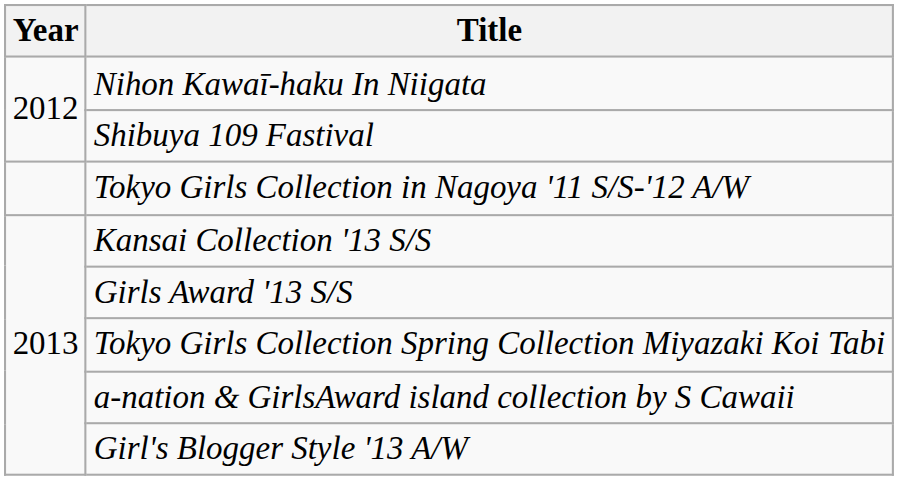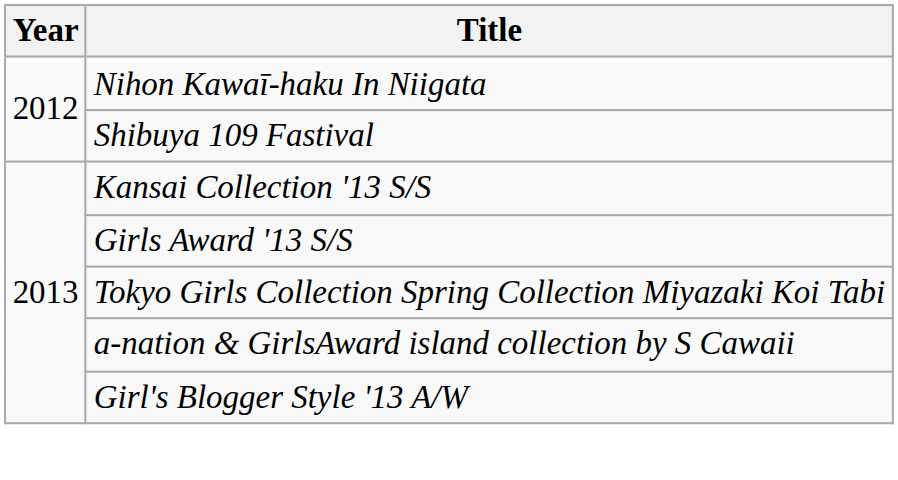- row: (421, 187)
